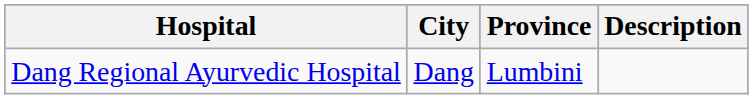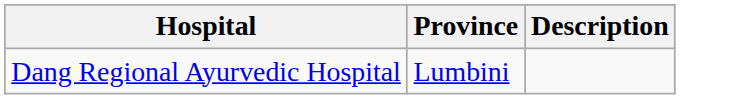- column: (444, 26)
